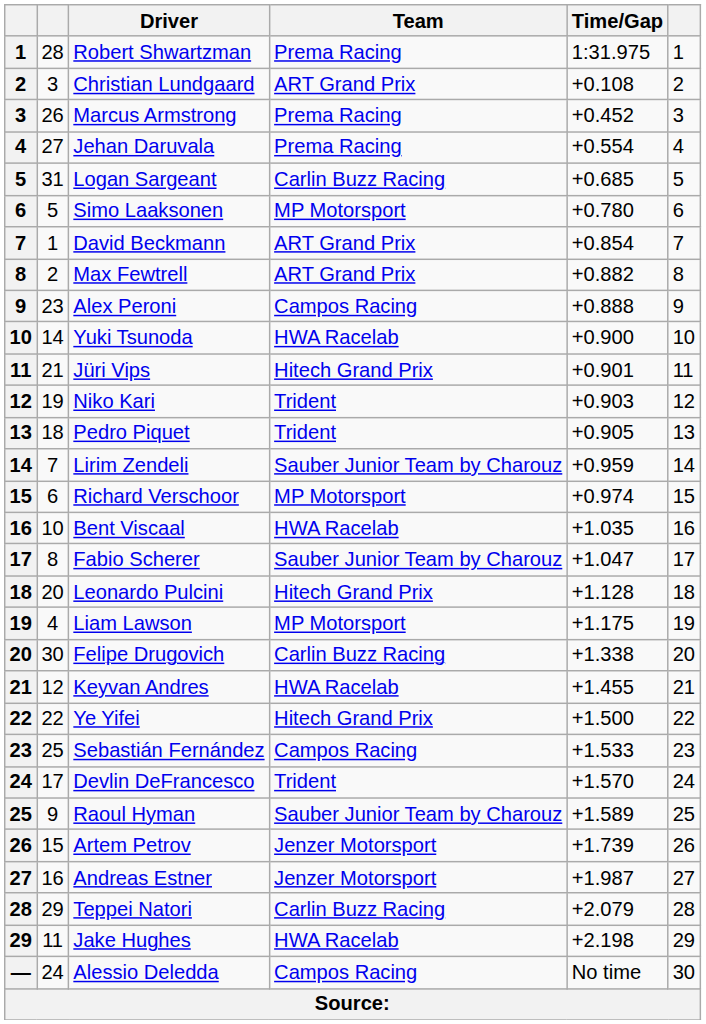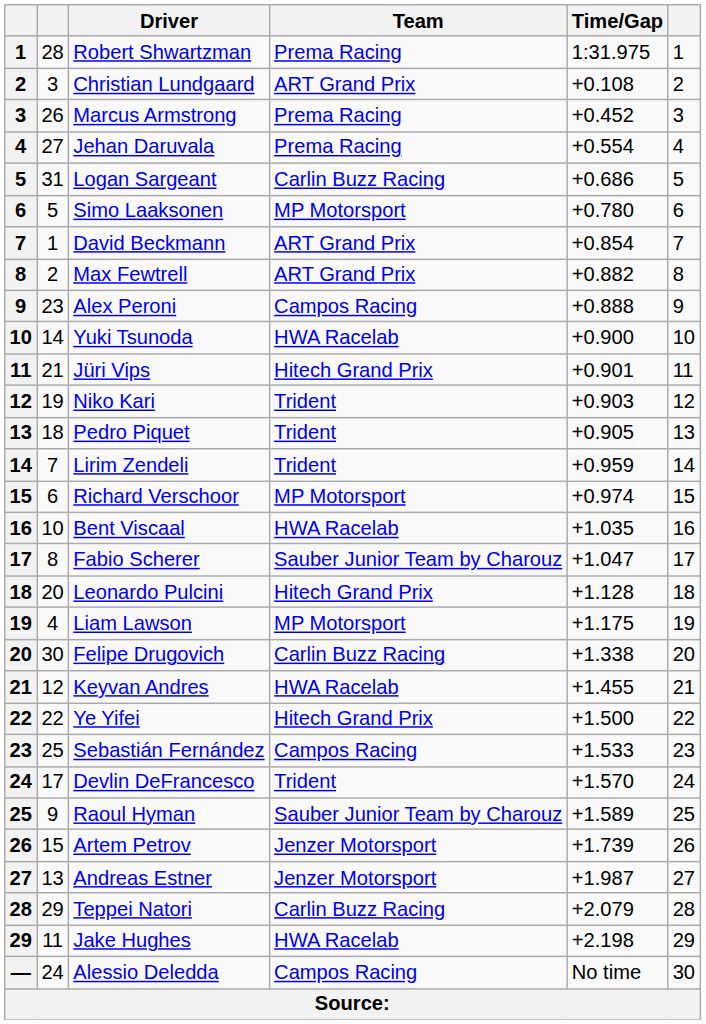(603, 179) +0.685 -> (603, 179) +0.686
(418, 464) Sauber Junior Team by Charouz -> (305, 464) Trident
(53, 877) 16 -> (53, 877) 13
